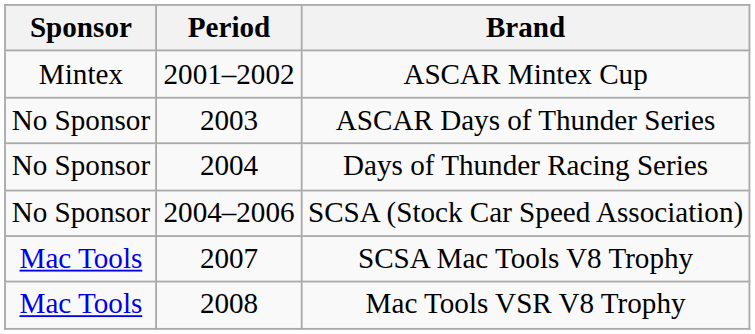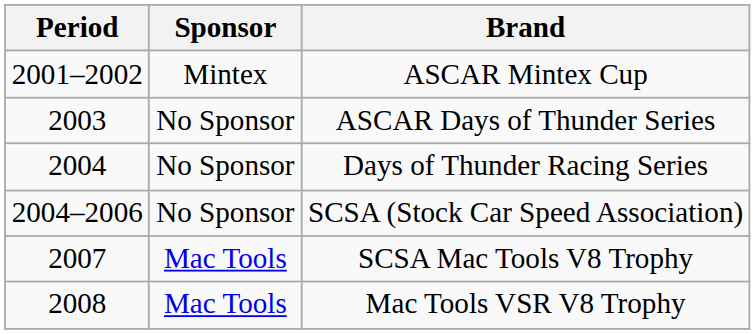columns swapped: (229, 27) <-> (81, 27)
